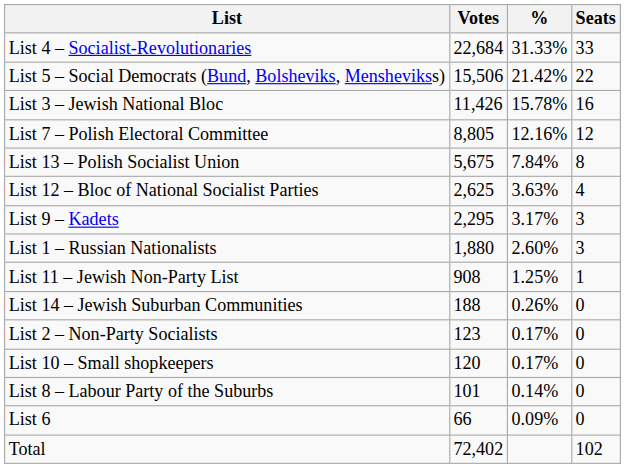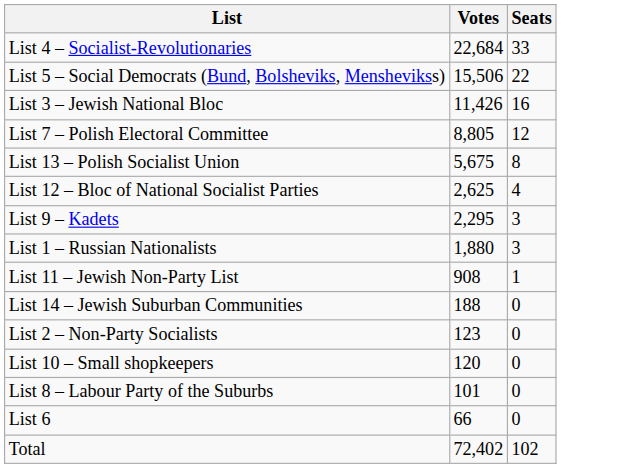- column: (539, 18)
